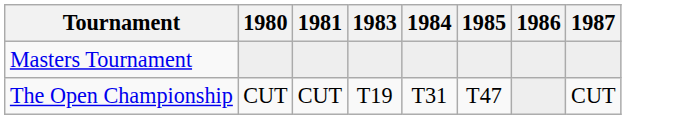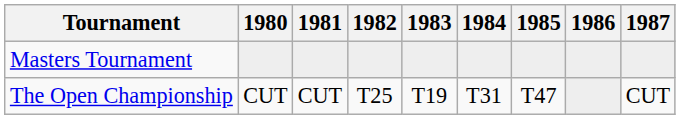+ column: (375, 22)
